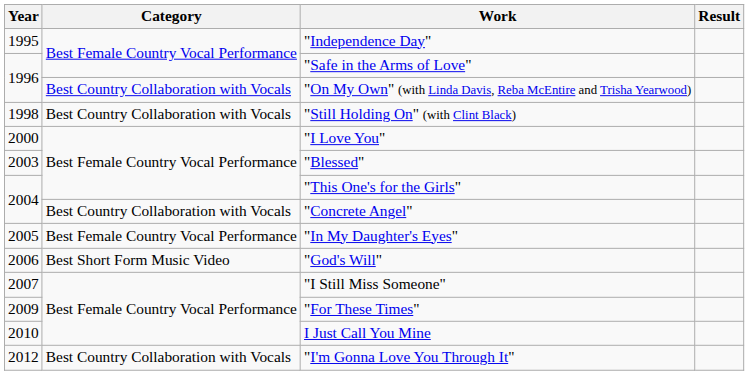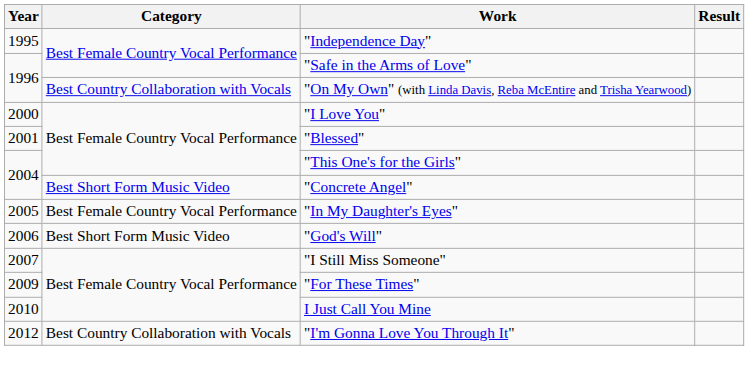- row: (410, 114)
(23, 162) 2003 -> (23, 138) 2001
(168, 211) Best Country Collaboration with Vocals -> (138, 187) Best Short Form Music Video
